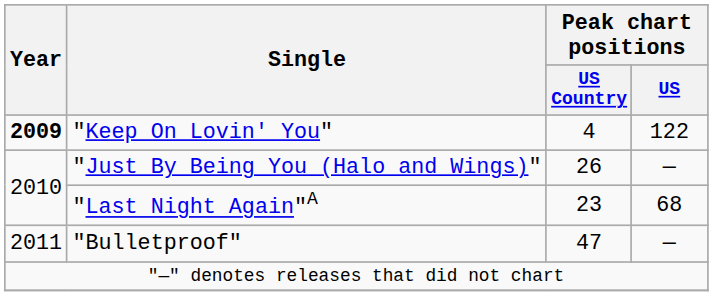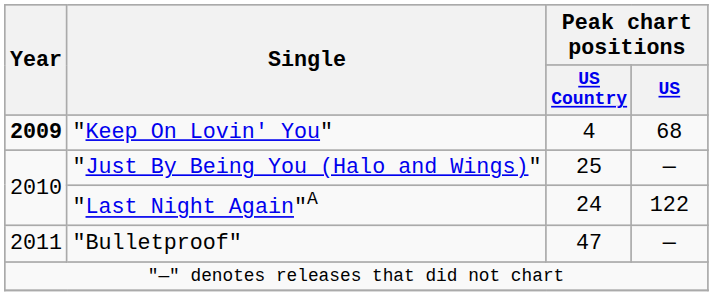(669, 132) 122 -> (669, 132) 68
(589, 167) 26 -> (589, 167) 25
(589, 205) 23 -> (589, 205) 24
(669, 205) 68 -> (669, 205) 122
